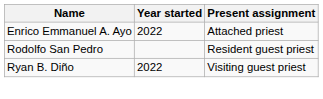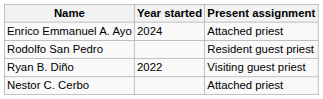(150, 31) 2022 -> (150, 31) 2024
+ row: (48, 85)
